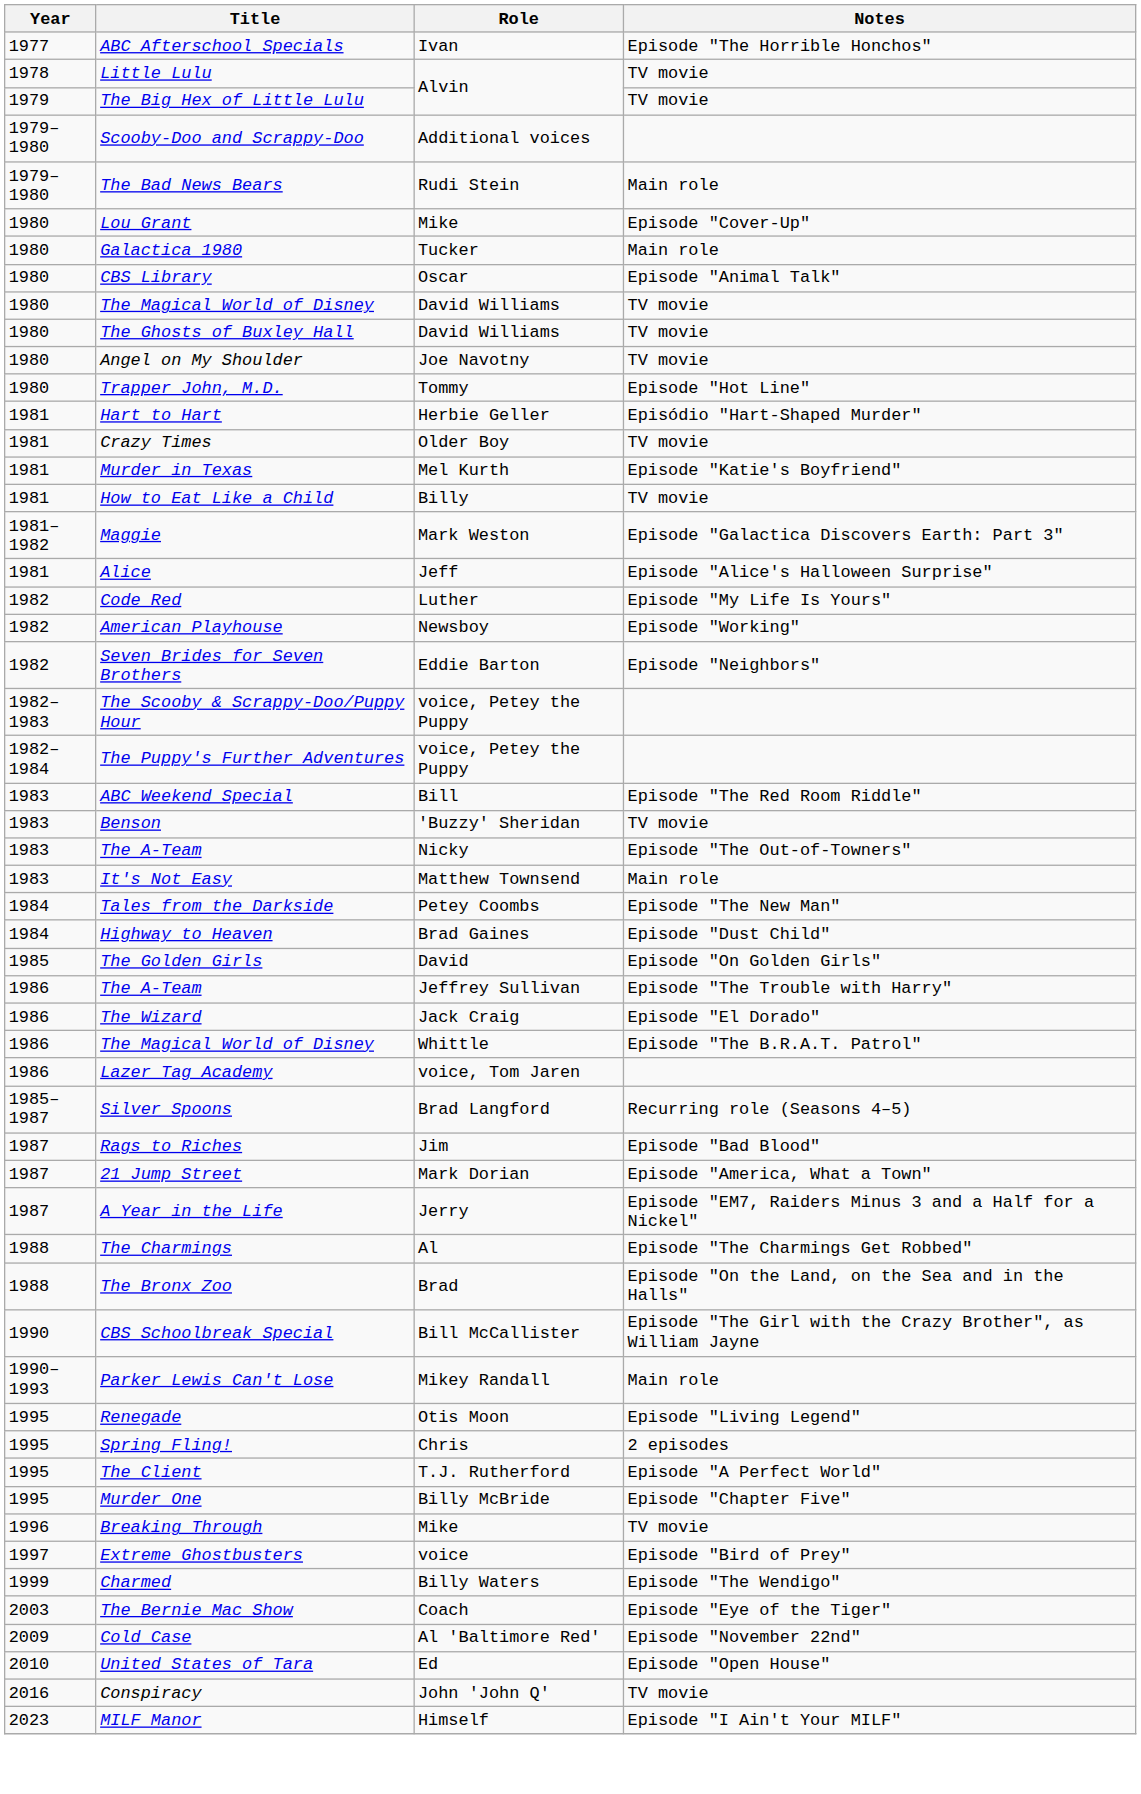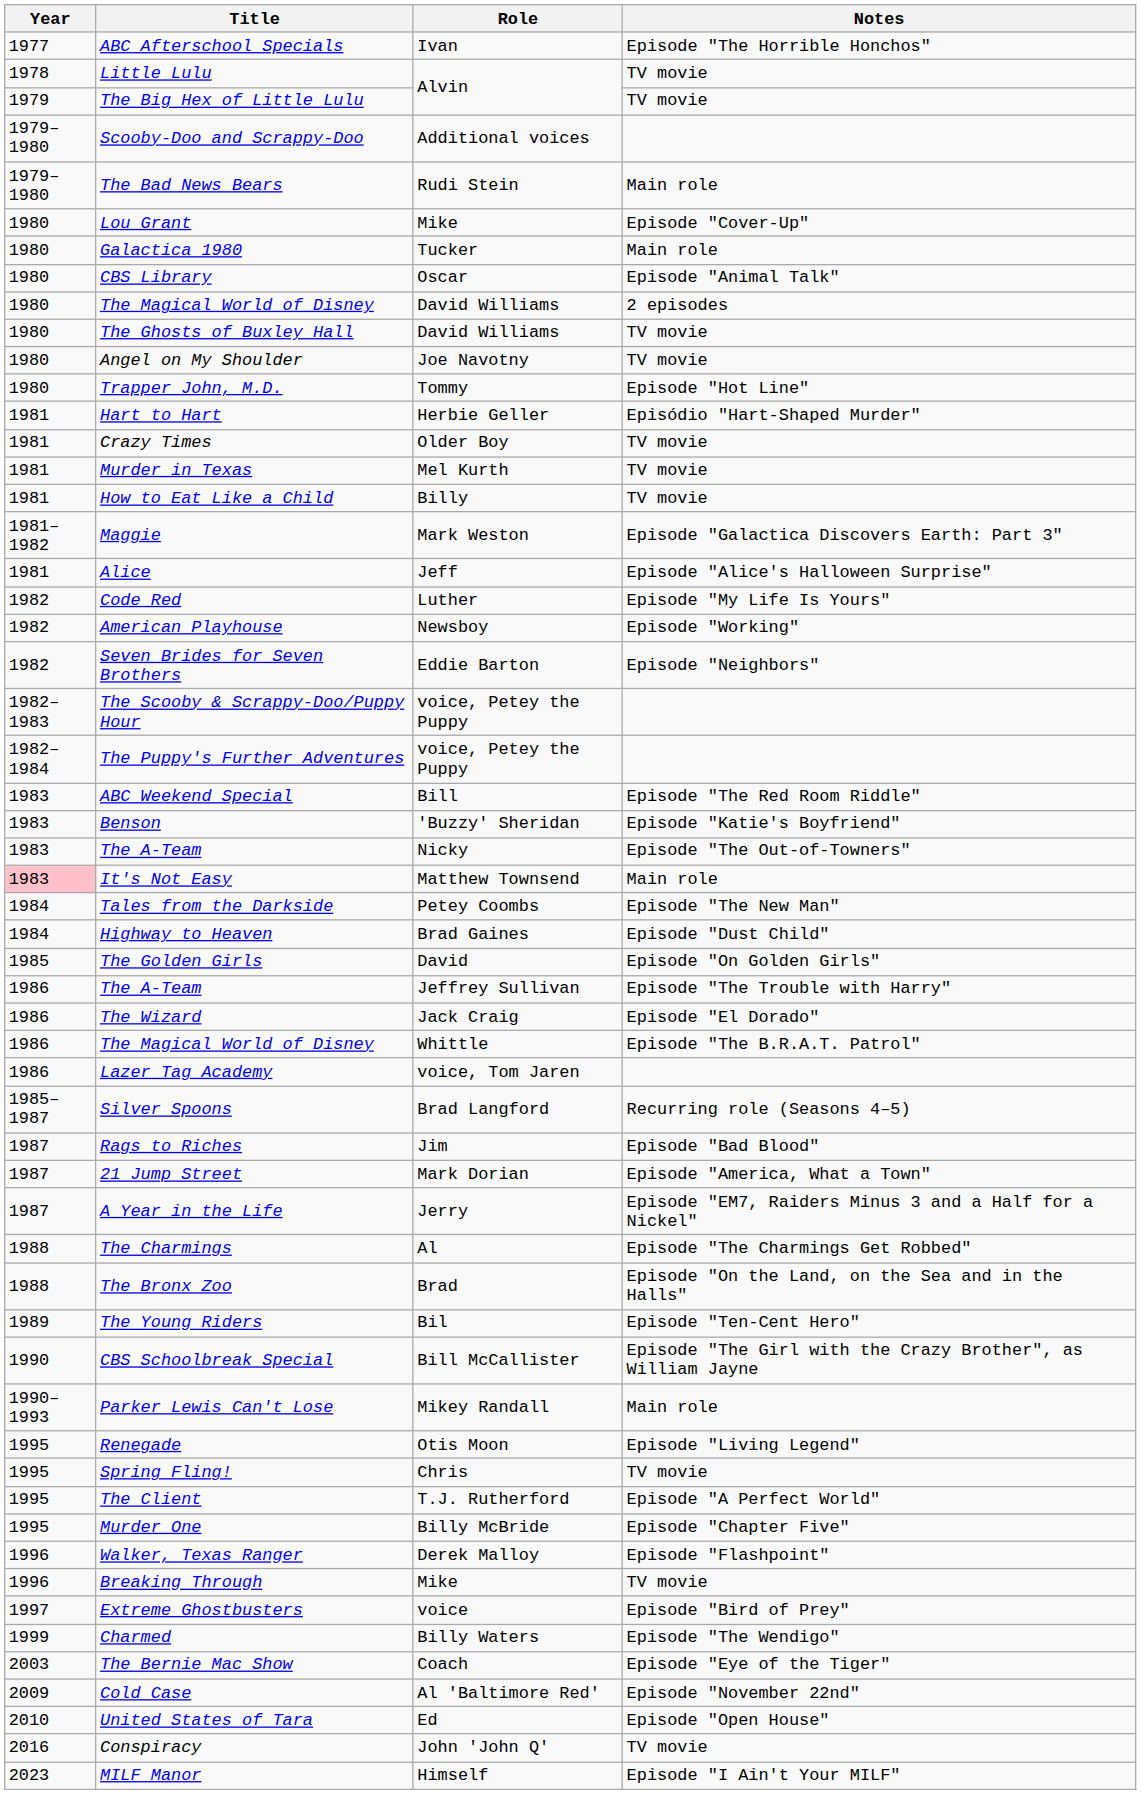(668, 305) TV movie -> (677, 305) 2 episodes
(764, 471) Episode "Katie's Boyfriend" -> (667, 471) TV movie
(668, 824) TV movie -> (764, 824) Episode "Katie's Boyfriend"
(29, 879) no background -> (29, 879) pink background
+ row: (181, 1323)
(678, 1445) 2 episodes -> (667, 1472) TV movie
+ row: (201, 1555)
